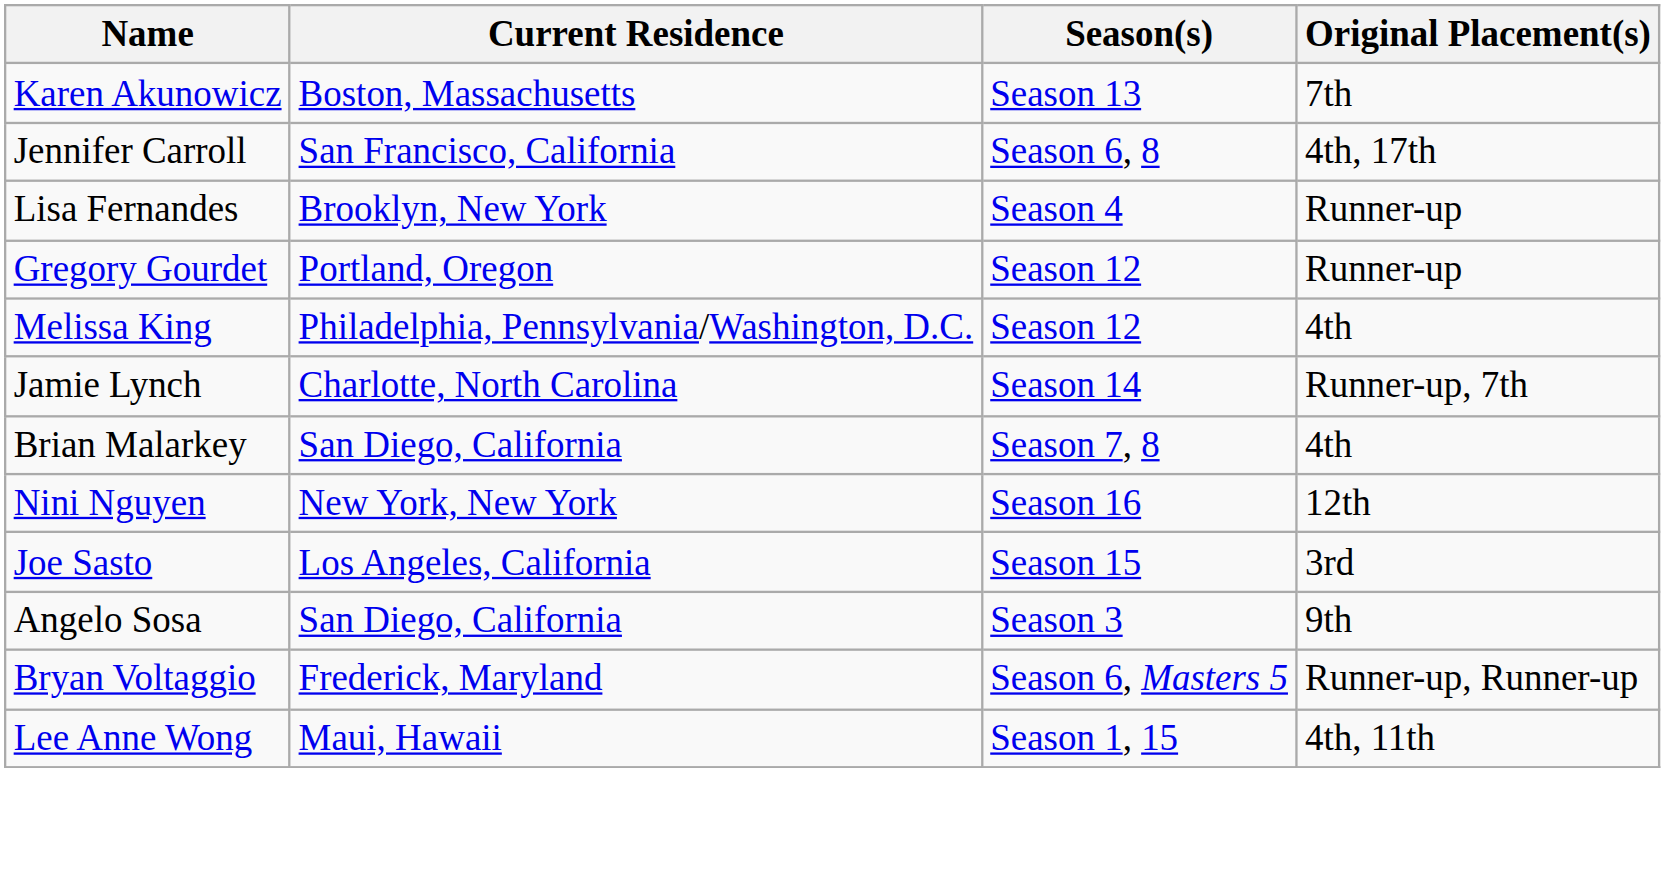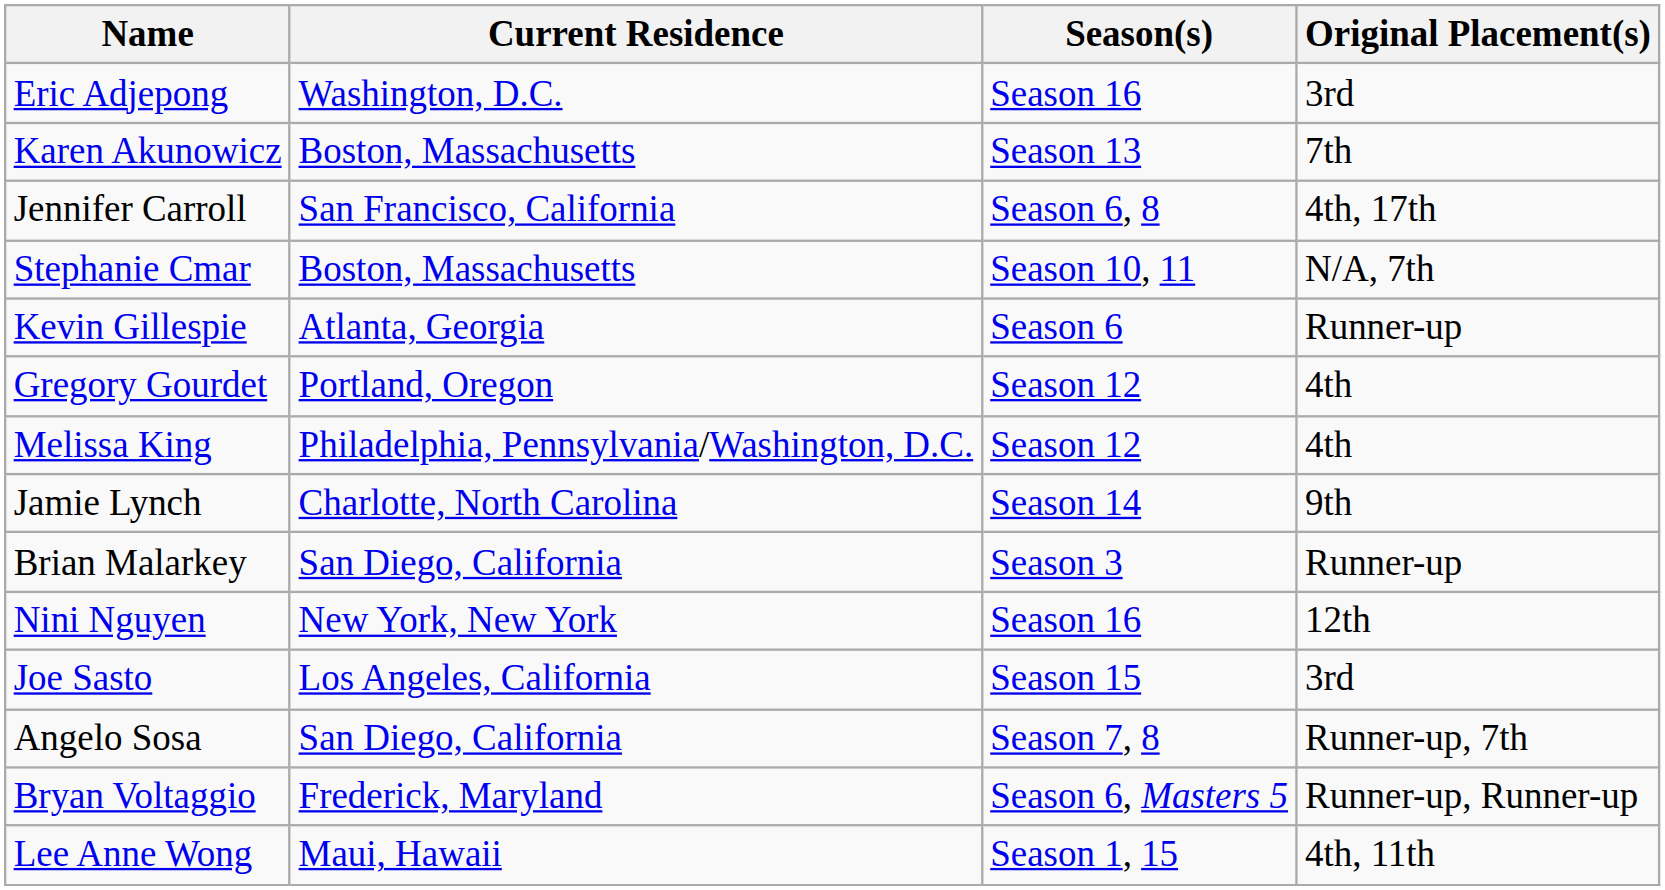+ row: (121, 92)
+ row: (132, 268)
- row: (126, 209)
+ row: (130, 326)
(1384, 268) Runner-up -> (1329, 385) 4th
(1417, 385) Runner-up, 7th -> (1329, 502) 9th
(1075, 444) Season 7, 8 -> (1056, 561) Season 3
(1329, 444) 4th -> (1384, 561) Runner-up
(1056, 619) Season 3 -> (1075, 737) Season 7, 8
(1329, 619) 9th -> (1417, 737) Runner-up, 7th
